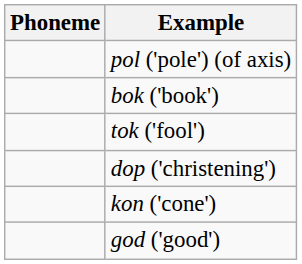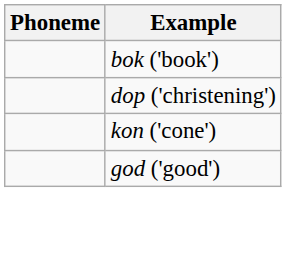- row: (201, 58)
- row: (158, 131)
